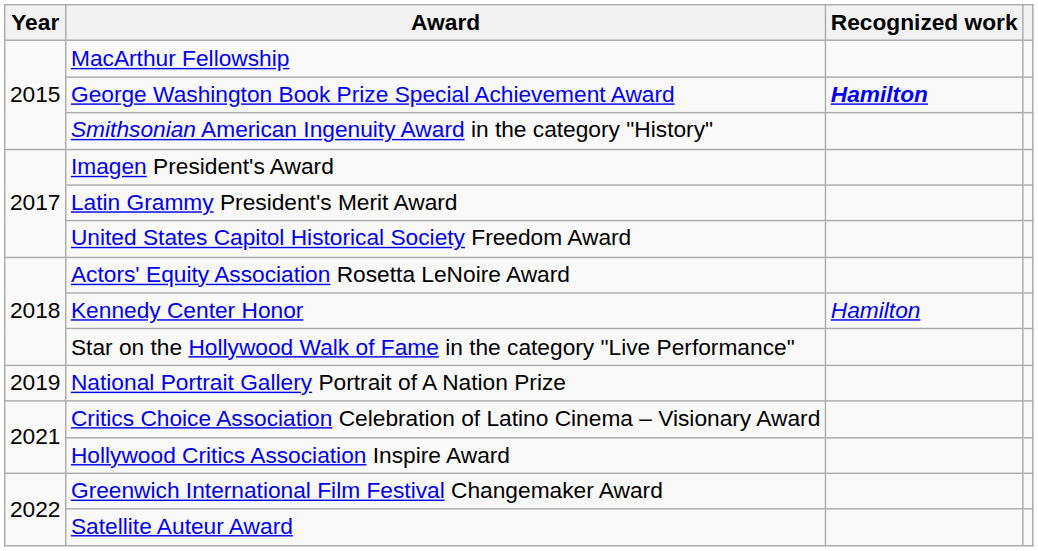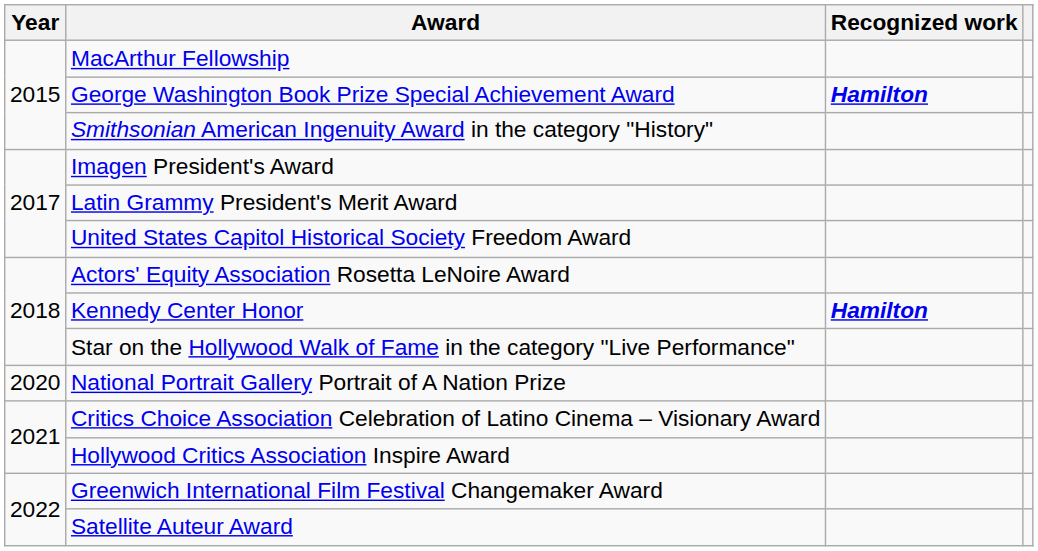(876, 310) normal -> (879, 310) bold
(35, 382) 2019 -> (35, 382) 2020
